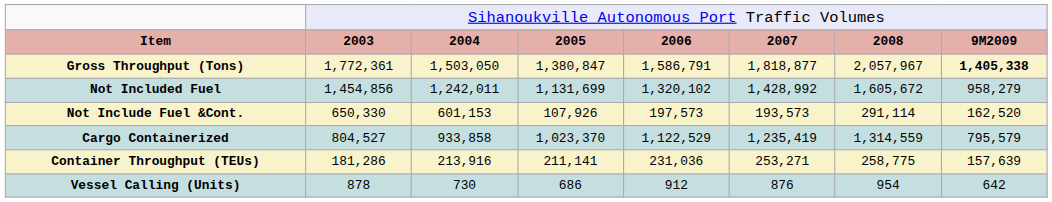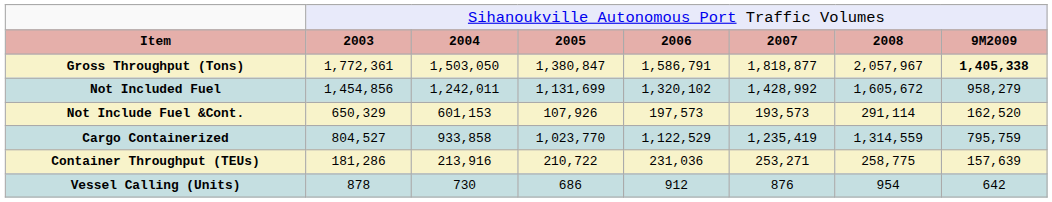(359, 114) 650,330 -> (359, 114) 650,329
(570, 138) 1,023,370 -> (570, 138) 1,023,770
(994, 138) 795,579 -> (994, 138) 795,759
(570, 162) 211,141 -> (570, 162) 210,722
